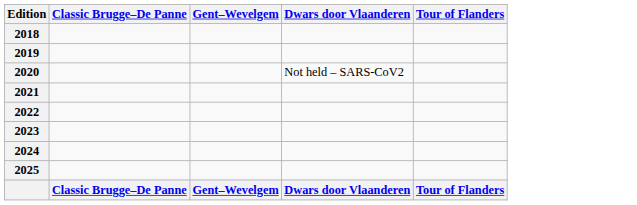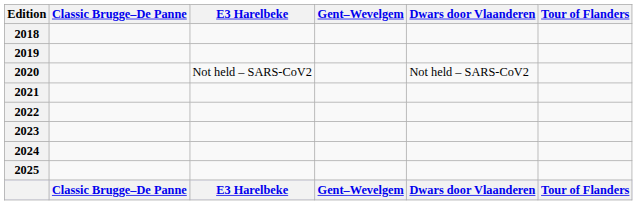+ column: (252, 14)
